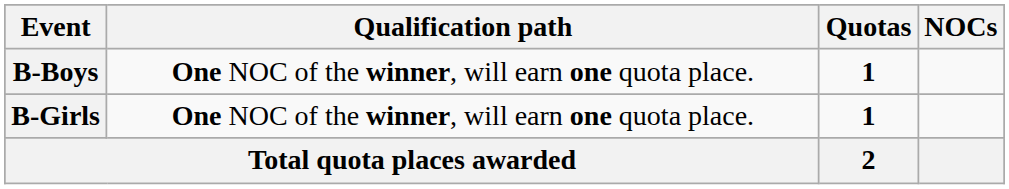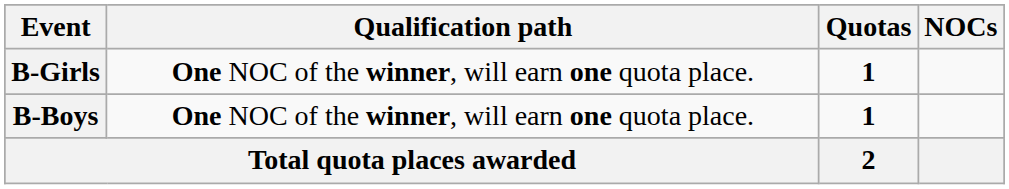rows swapped: (56, 71) <-> (56, 115)
